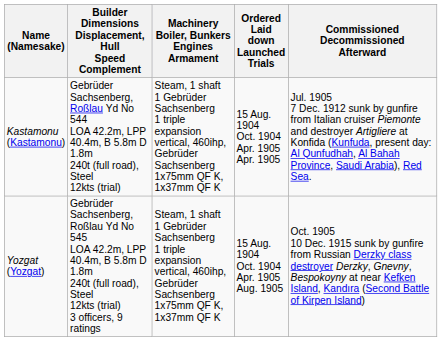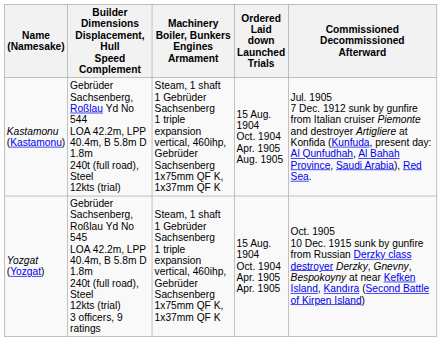(259, 137) 15 Aug. 1904 Oct. 1904 Apr. 1905 Apr. 1905 -> (260, 137) 15 Aug. 1904 Oct. 1904 Apr. 1905 Aug. 1905
(260, 267) 15 Aug. 1904 Oct. 1904 Apr. 1905 Aug. 1905 -> (259, 267) 15 Aug. 1904 Oct. 1904 Apr. 1905 Apr. 1905
